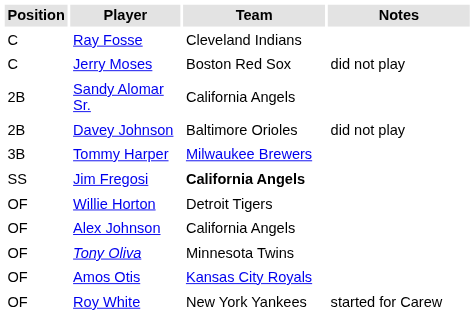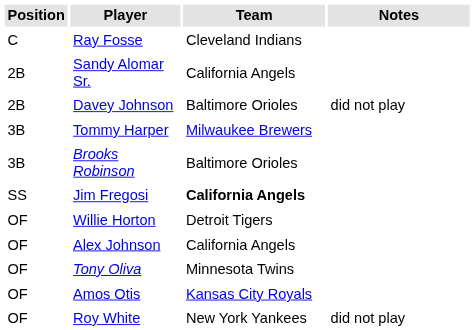- row: (113, 64)
+ row: (104, 163)
(386, 302) started for Carew -> (368, 318) did not play
